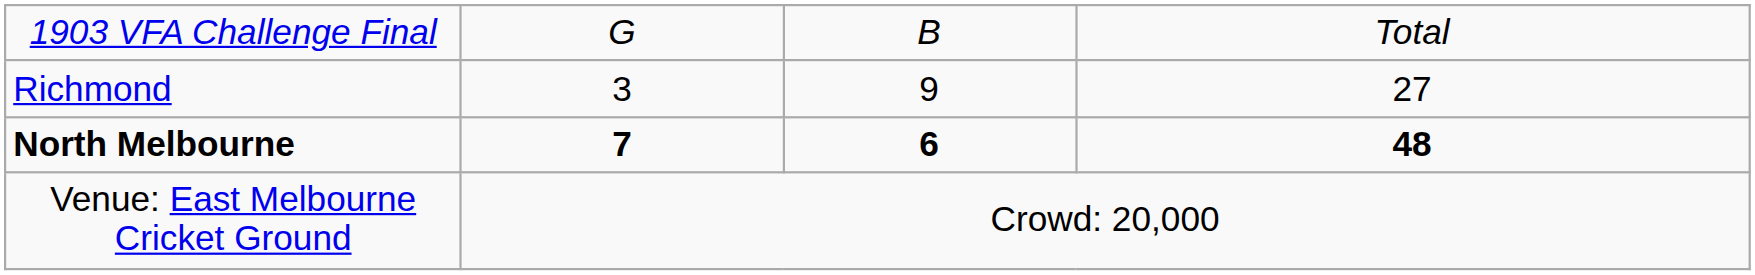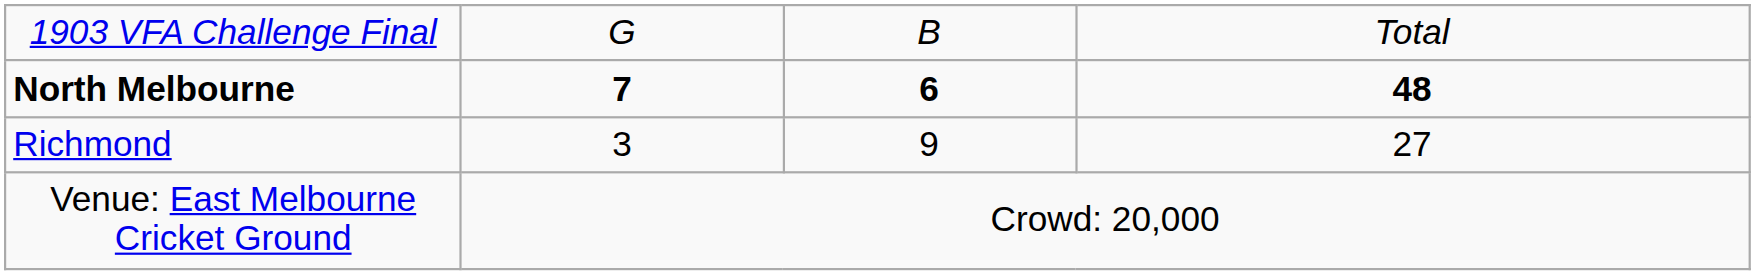rows swapped: (154, 144) <-> (92, 88)
